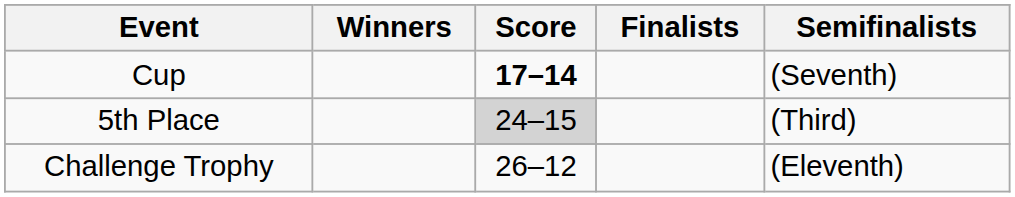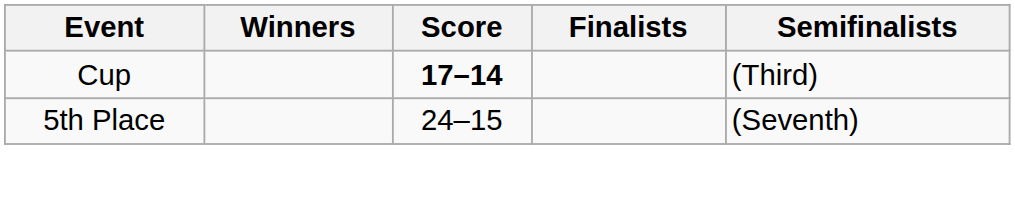(834, 74) (Seventh) -> (775, 74) (Third)
(536, 120) lightgrey background -> (462, 120) no background
(814, 120) (Third) -> (795, 120) (Seventh)
- row: (159, 167)
